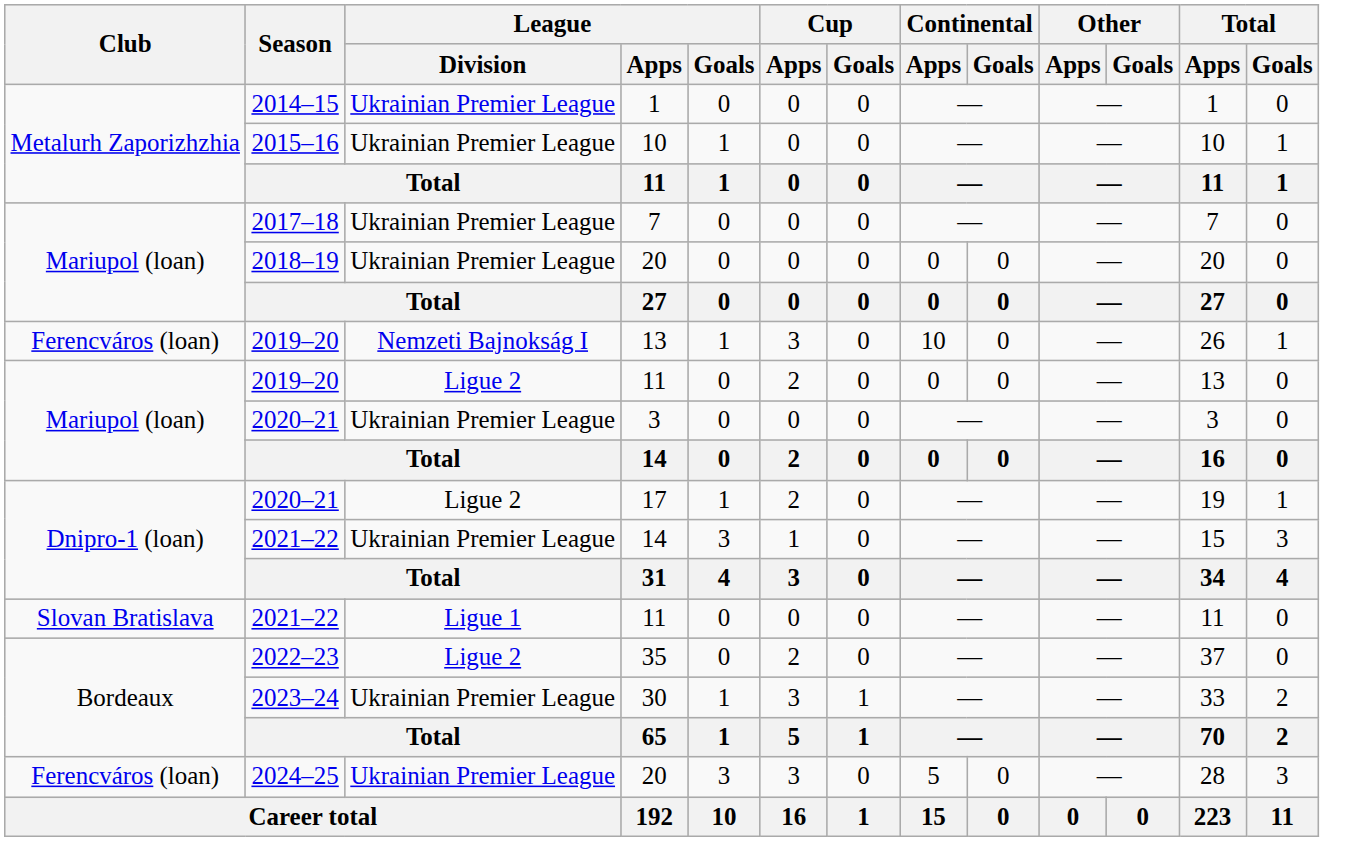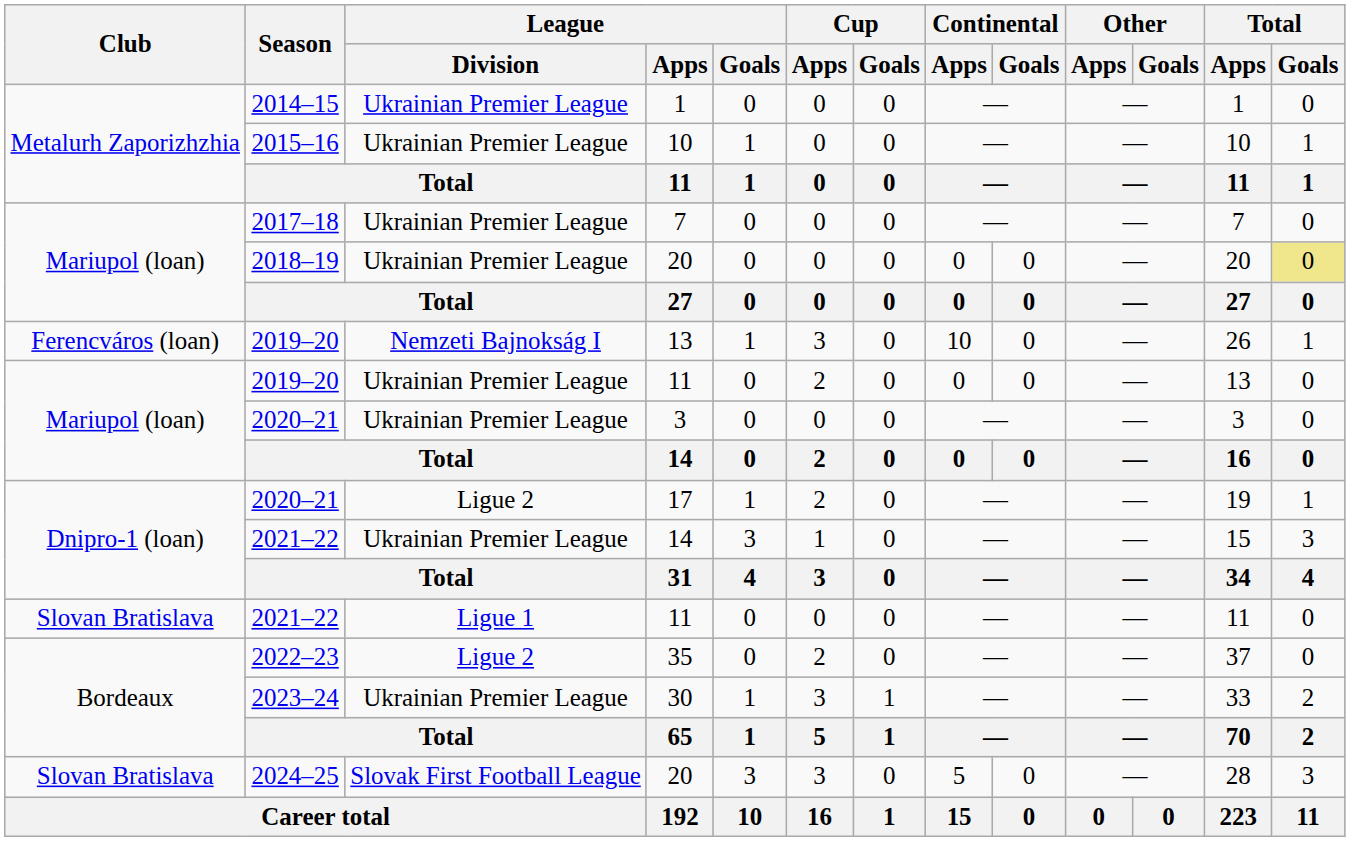(1282, 261) no background -> (1308, 261) khaki background
(483, 380) Ligue 2 -> (496, 380) Ukrainian Premier League
(125, 776) Ferencváros (loan) -> (125, 776) Slovan Bratislava
(483, 776) Ukrainian Premier League -> (496, 776) Slovak First Football League
